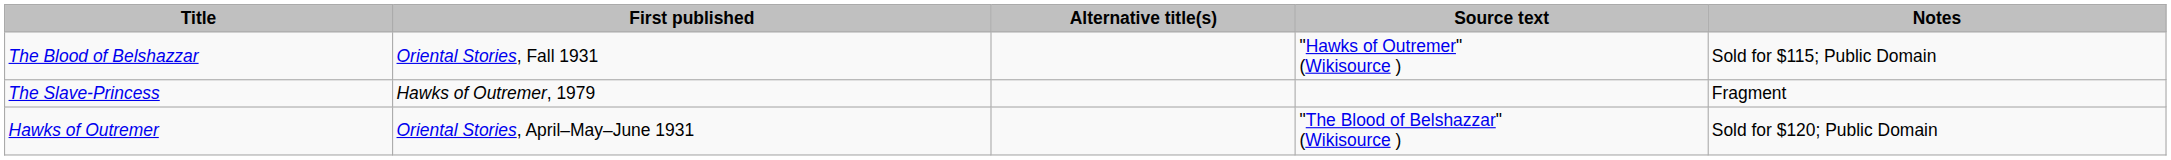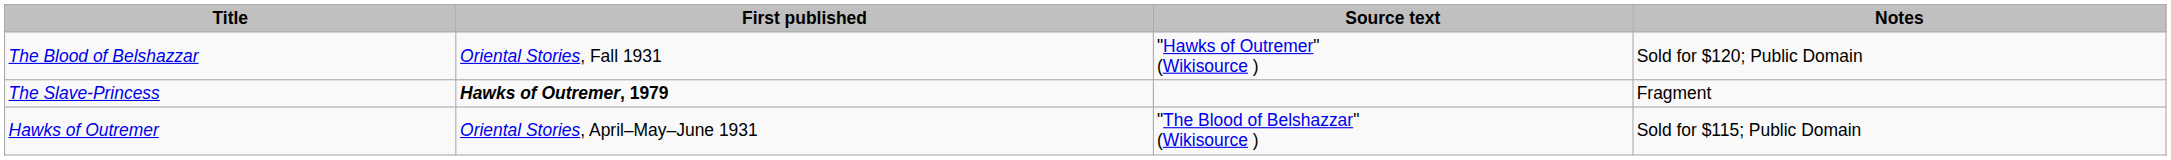- column: (1143, 18)
(1824, 55) Sold for $115; Public Domain -> (1750, 55) Sold for $120; Public Domain
(496, 93) normal -> (564, 93) bold
(1825, 130) Sold for $120; Public Domain -> (1749, 130) Sold for $115; Public Domain
